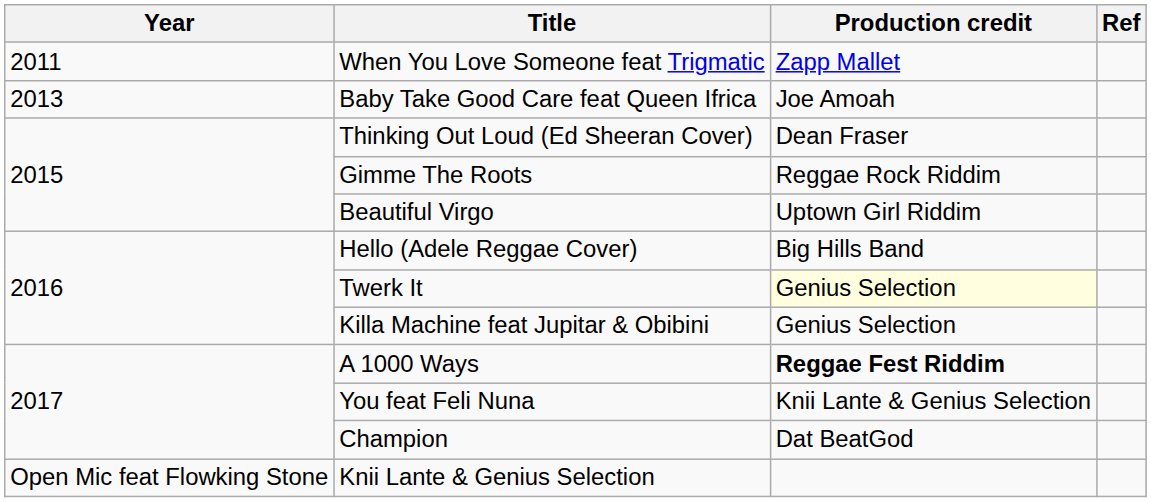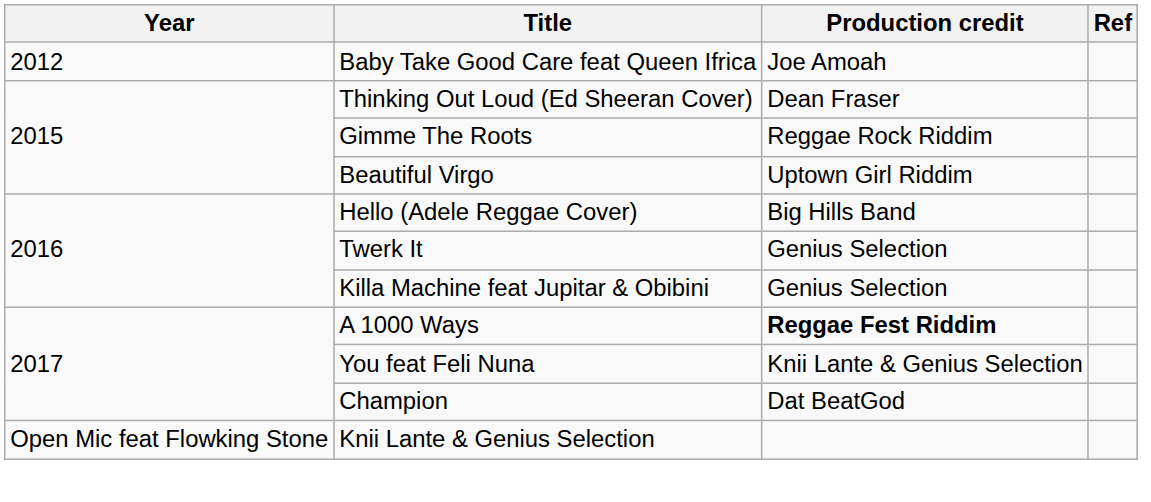- row: (552, 61)
(37, 99) 2013 -> (37, 61) 2012
(866, 288) lightyellow background -> (857, 250) no background
